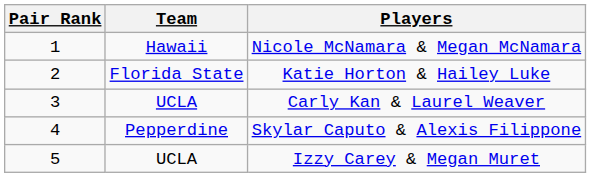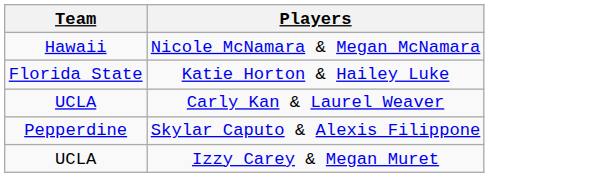- column: (55, 19)
